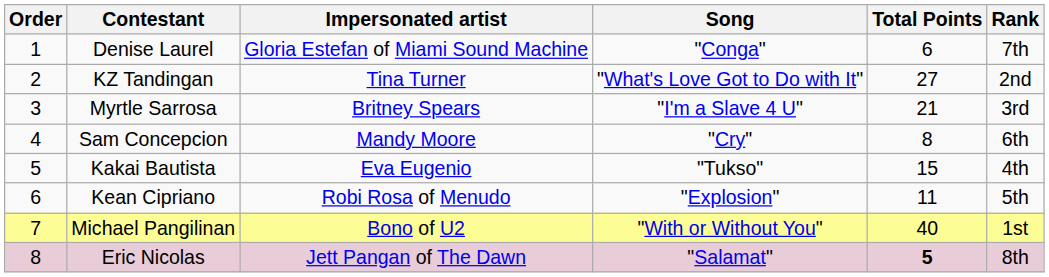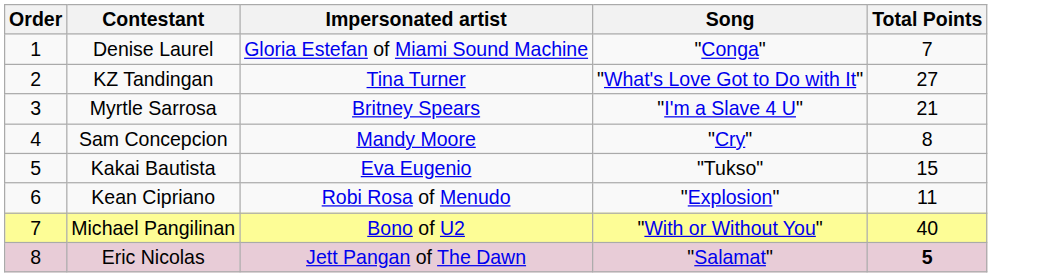- column: (1015, 19)
(927, 49) 6 -> (927, 49) 7
